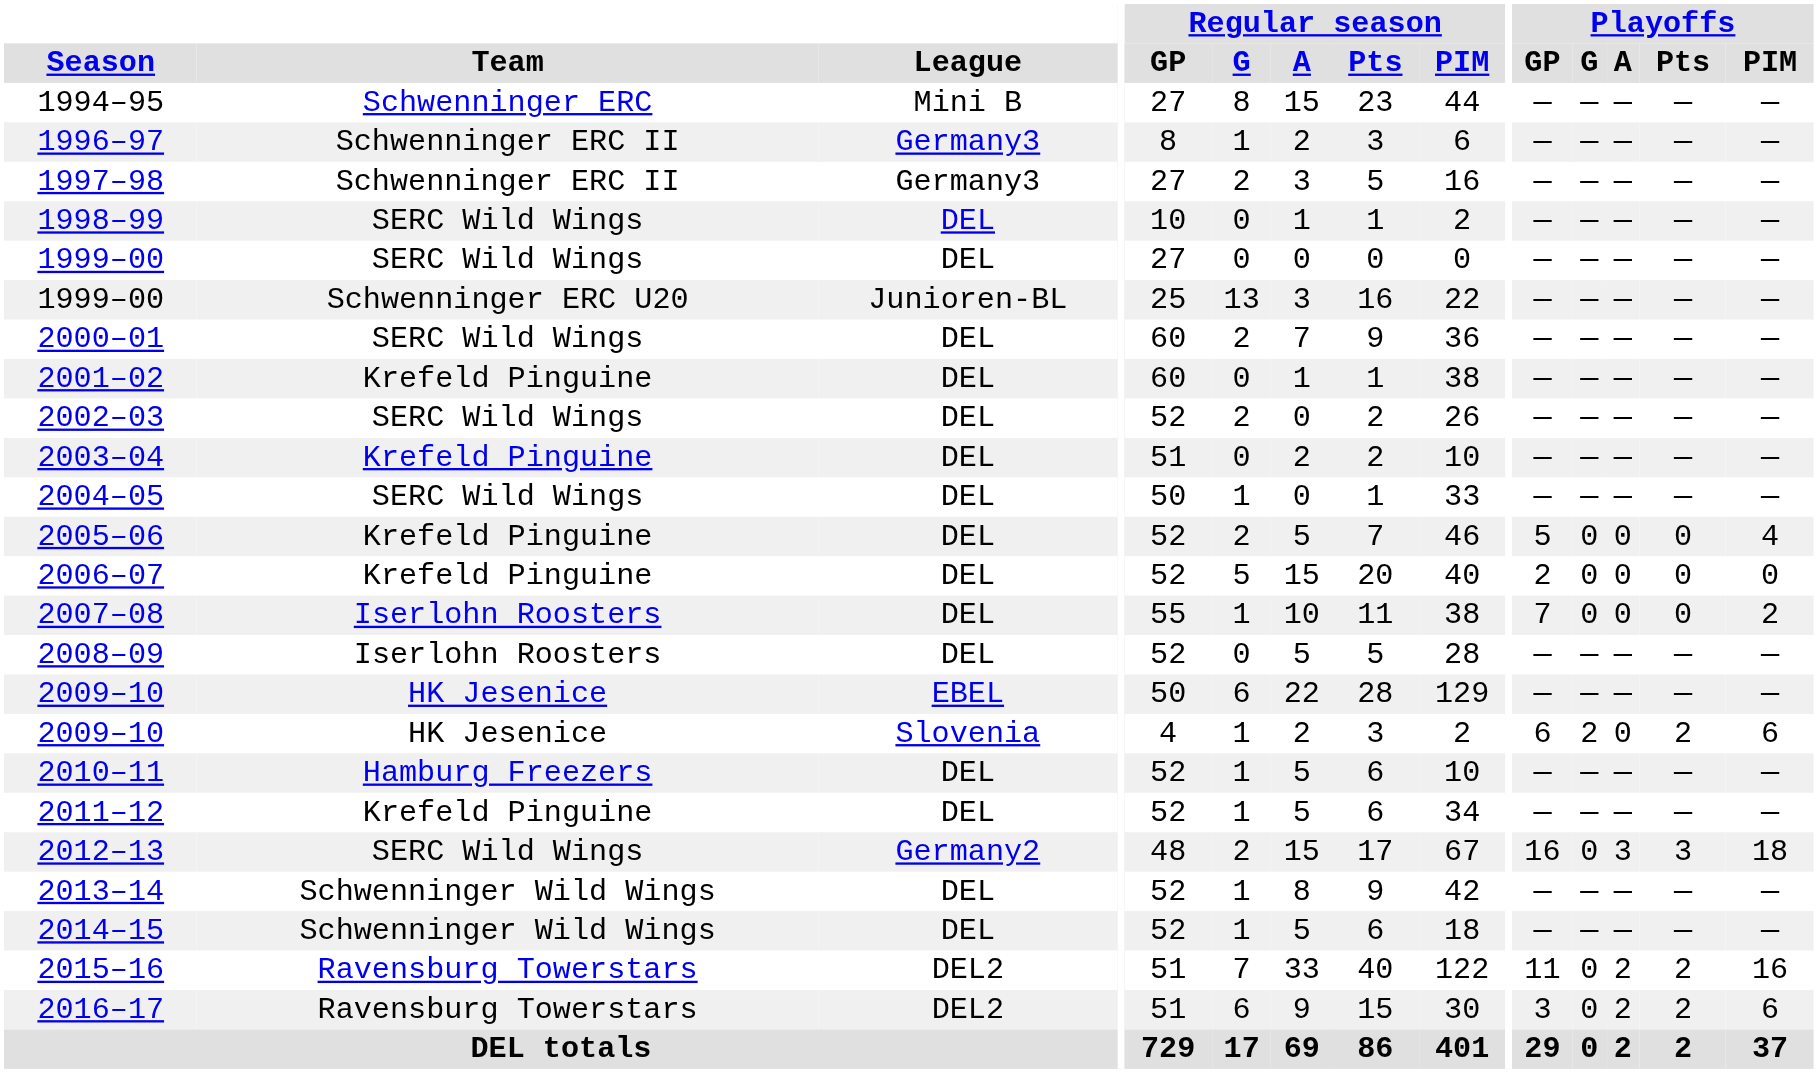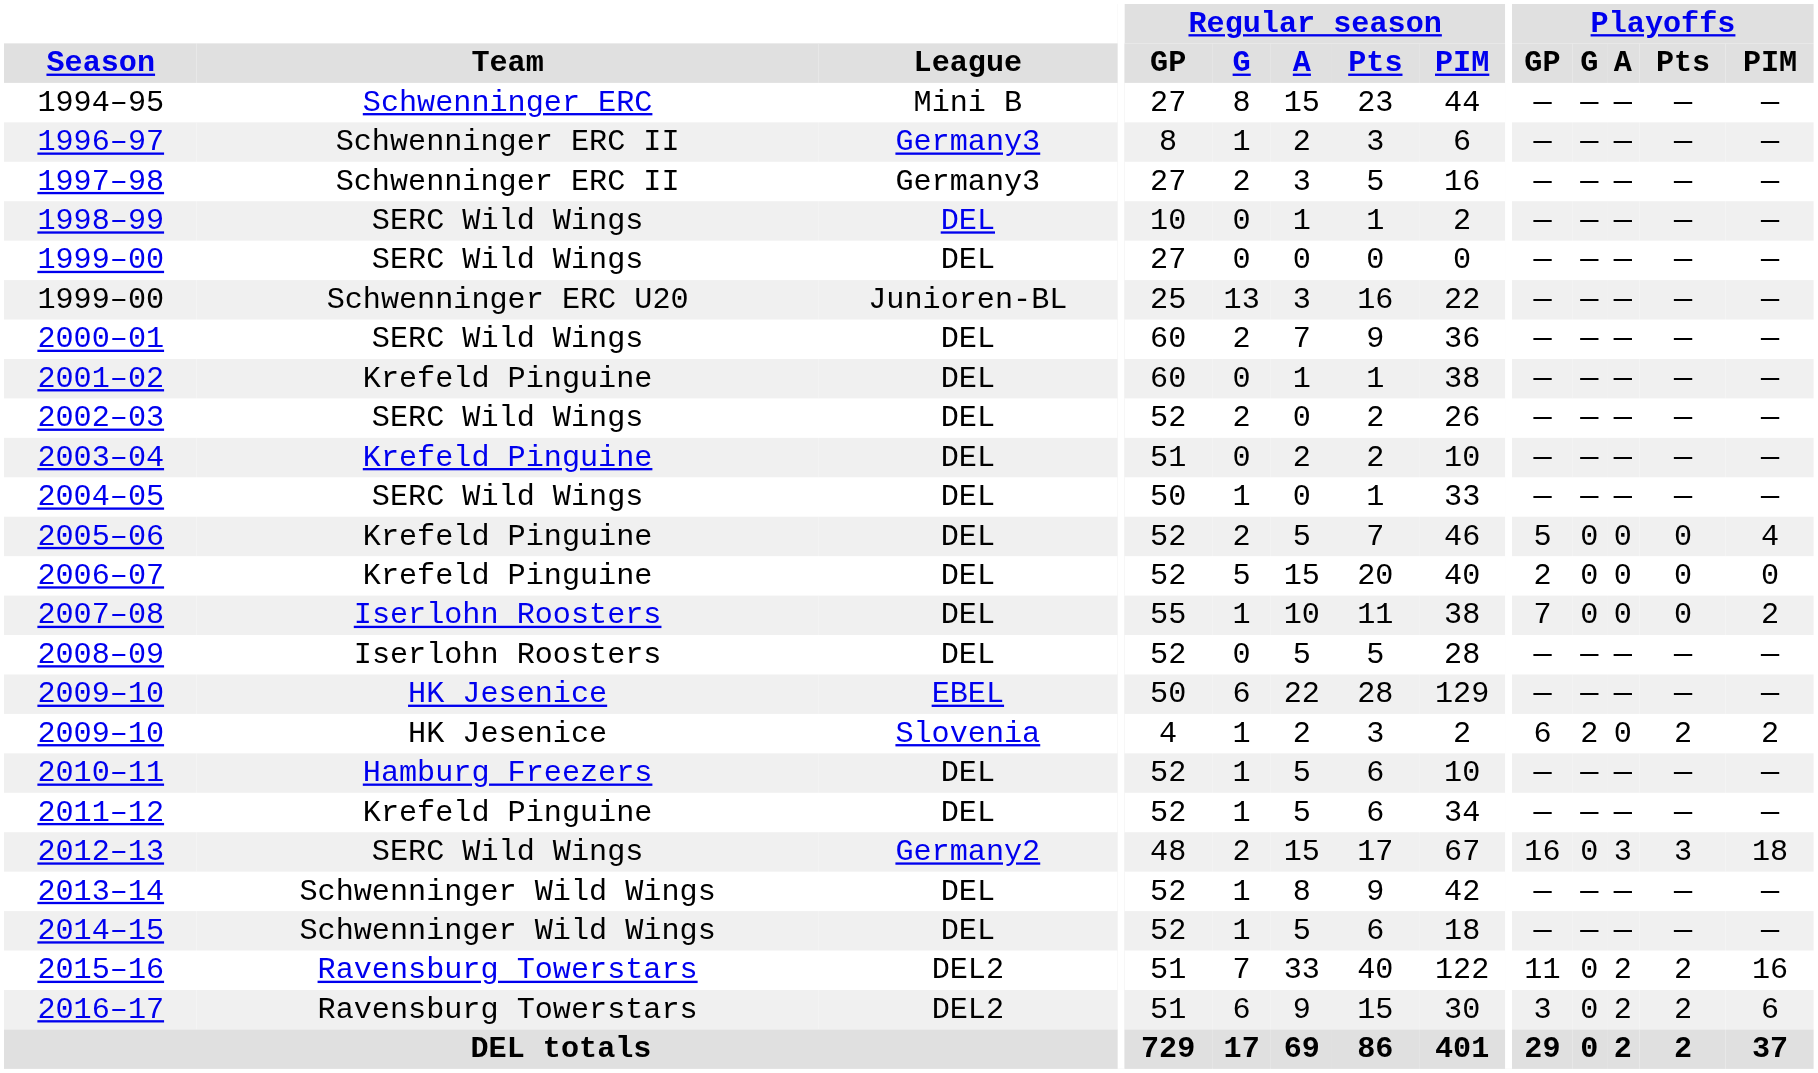(1770, 734) 6 -> (1770, 734) 2
